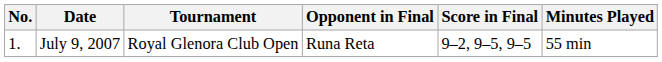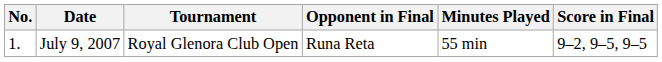columns swapped: (490, 17) <-> (600, 17)
